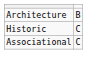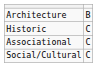+ row: (44, 56)
